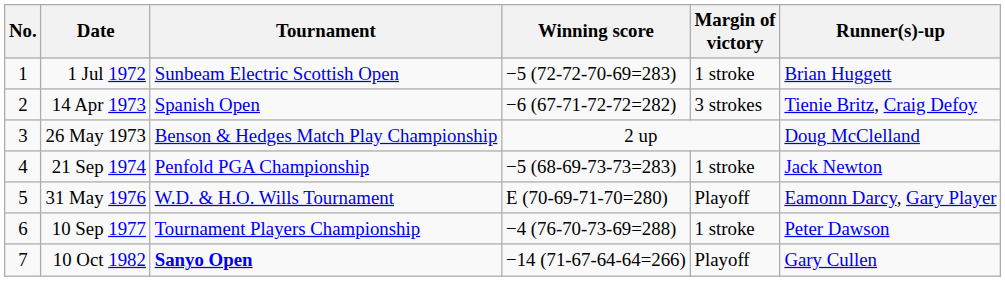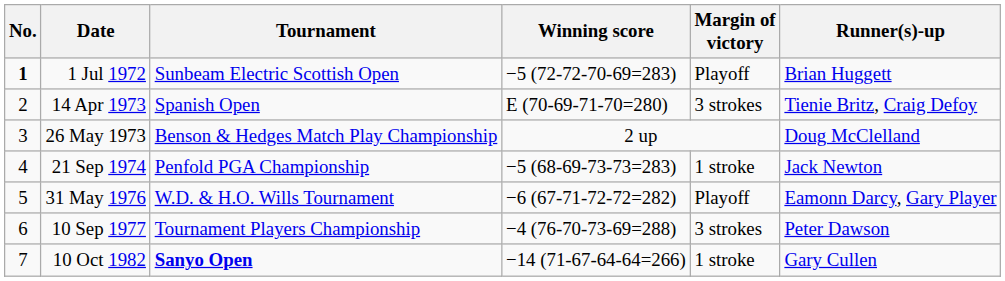(23, 73) normal -> (23, 73) bold
(725, 73) 1 stroke -> (722, 73) Playoff
(591, 104) −6 (67-71-72-72=282) -> (587, 104) E (70-69-71-70=280)
(587, 197) E (70-69-71-70=280) -> (591, 197) −6 (67-71-72-72=282)
(725, 229) 1 stroke -> (728, 229) 3 strokes
(722, 260) Playoff -> (725, 260) 1 stroke
